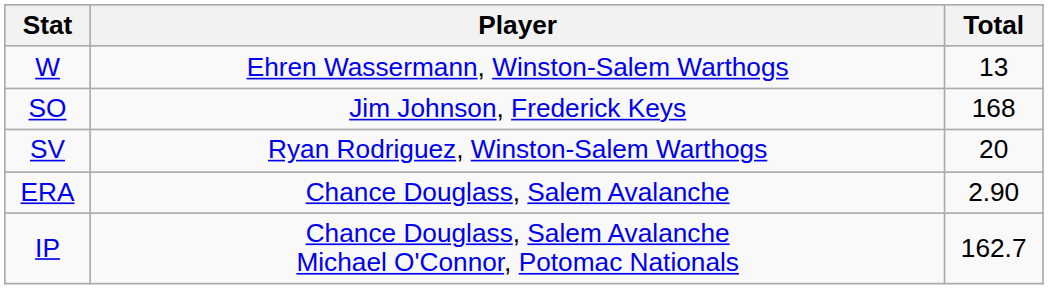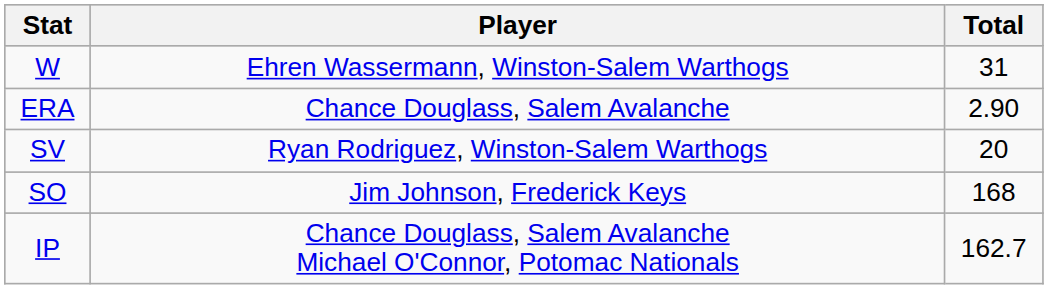(994, 66) 13 -> (994, 66) 31
rows swapped: (48, 191) <-> (48, 108)
